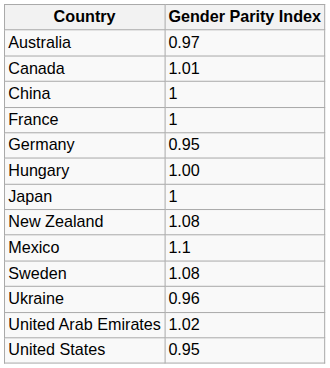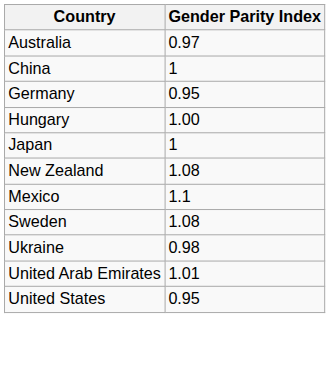- row: (37, 68)
- row: (33, 119)
(184, 299) 0.96 -> (184, 247) 0.98
(184, 324) 1.02 -> (184, 273) 1.01
